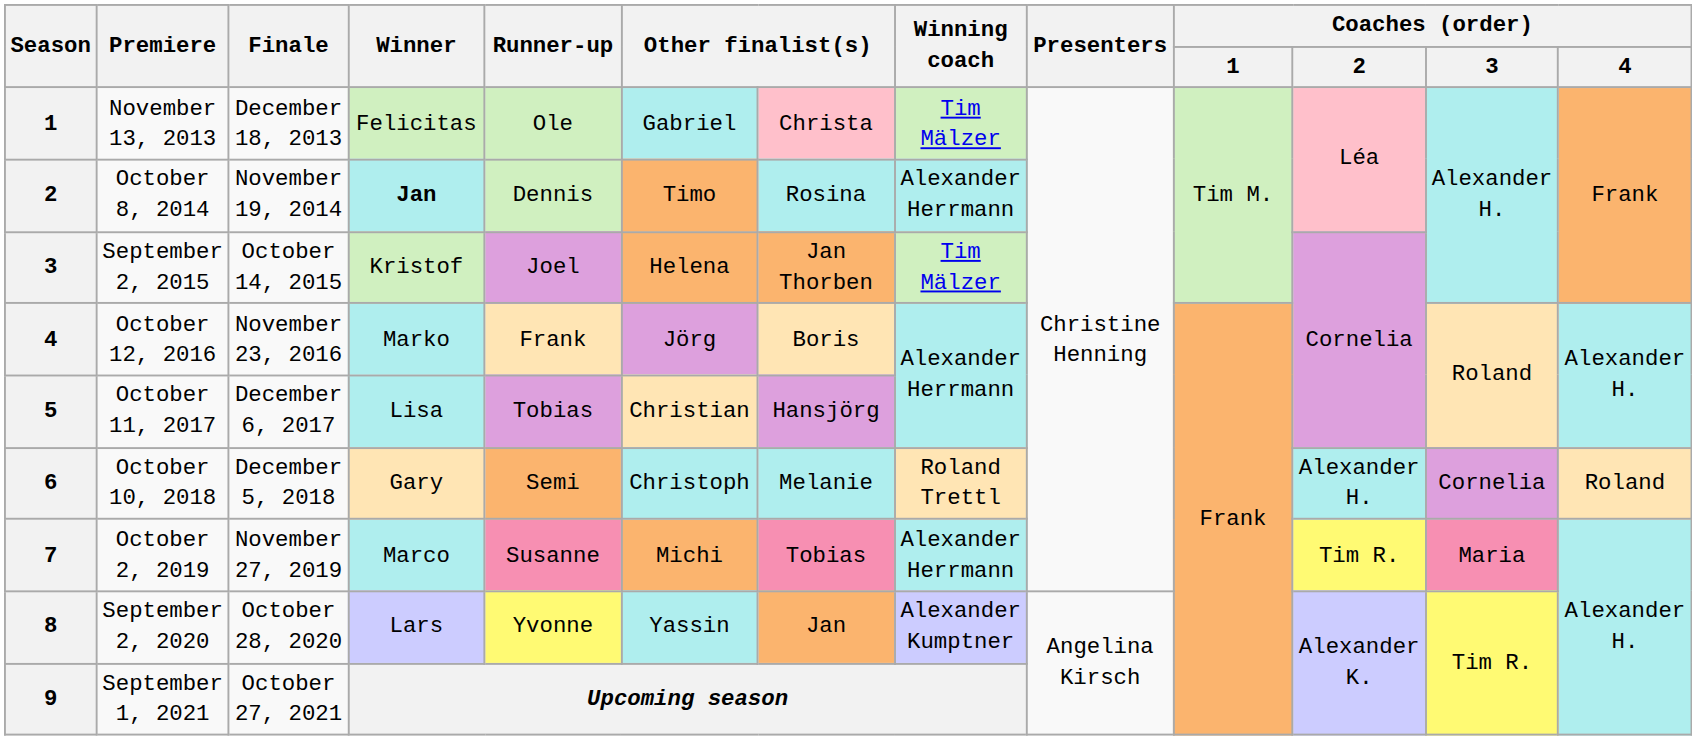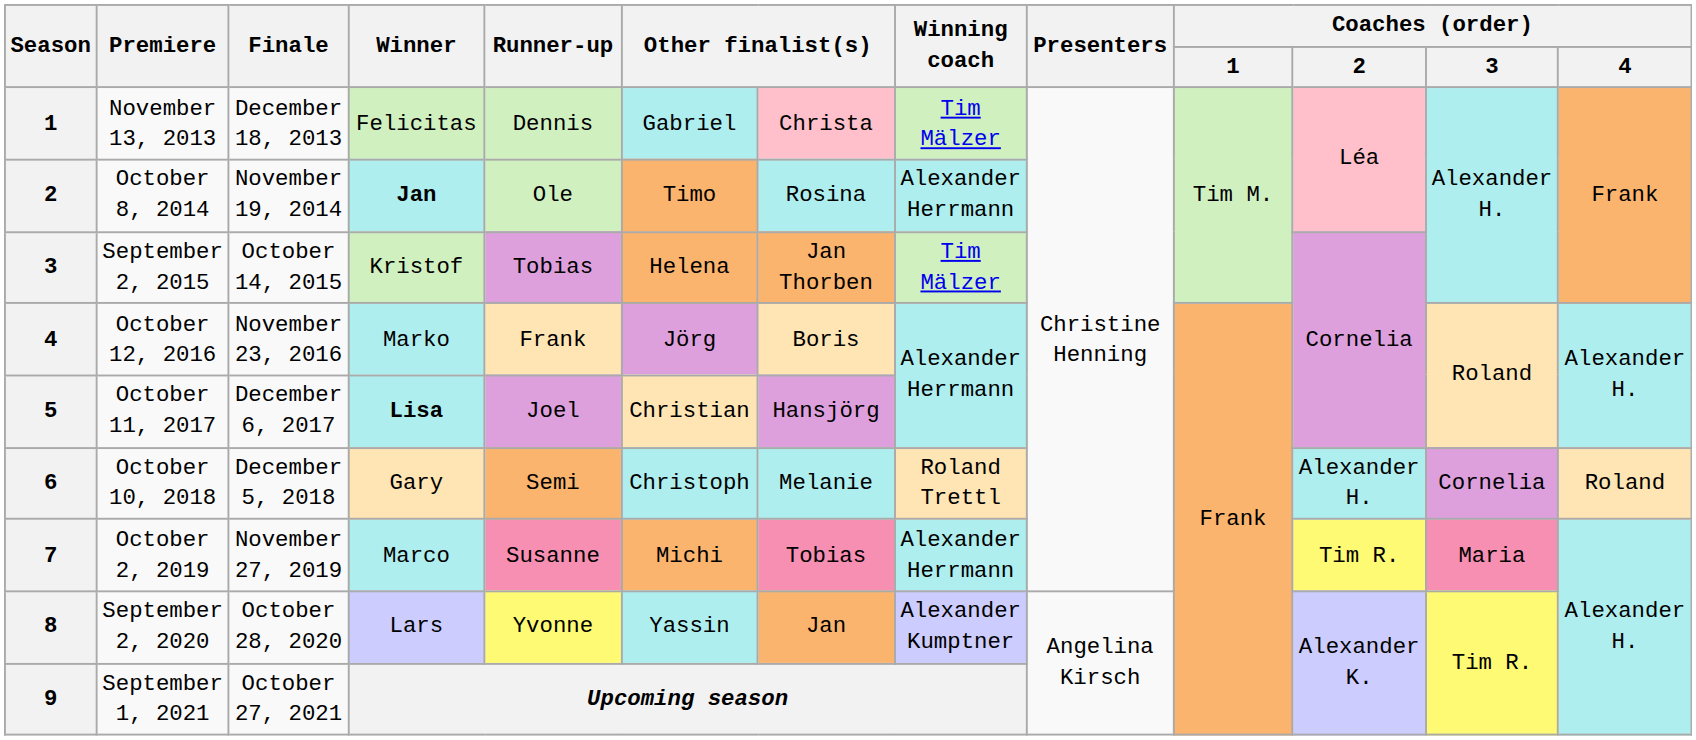(553, 123) Ole -> (553, 123) Dennis
(553, 195) Dennis -> (553, 195) Ole
(553, 267) Joel -> (553, 267) Tobias
(416, 411) normal -> (416, 411) bold
(553, 411) Tobias -> (553, 411) Joel
